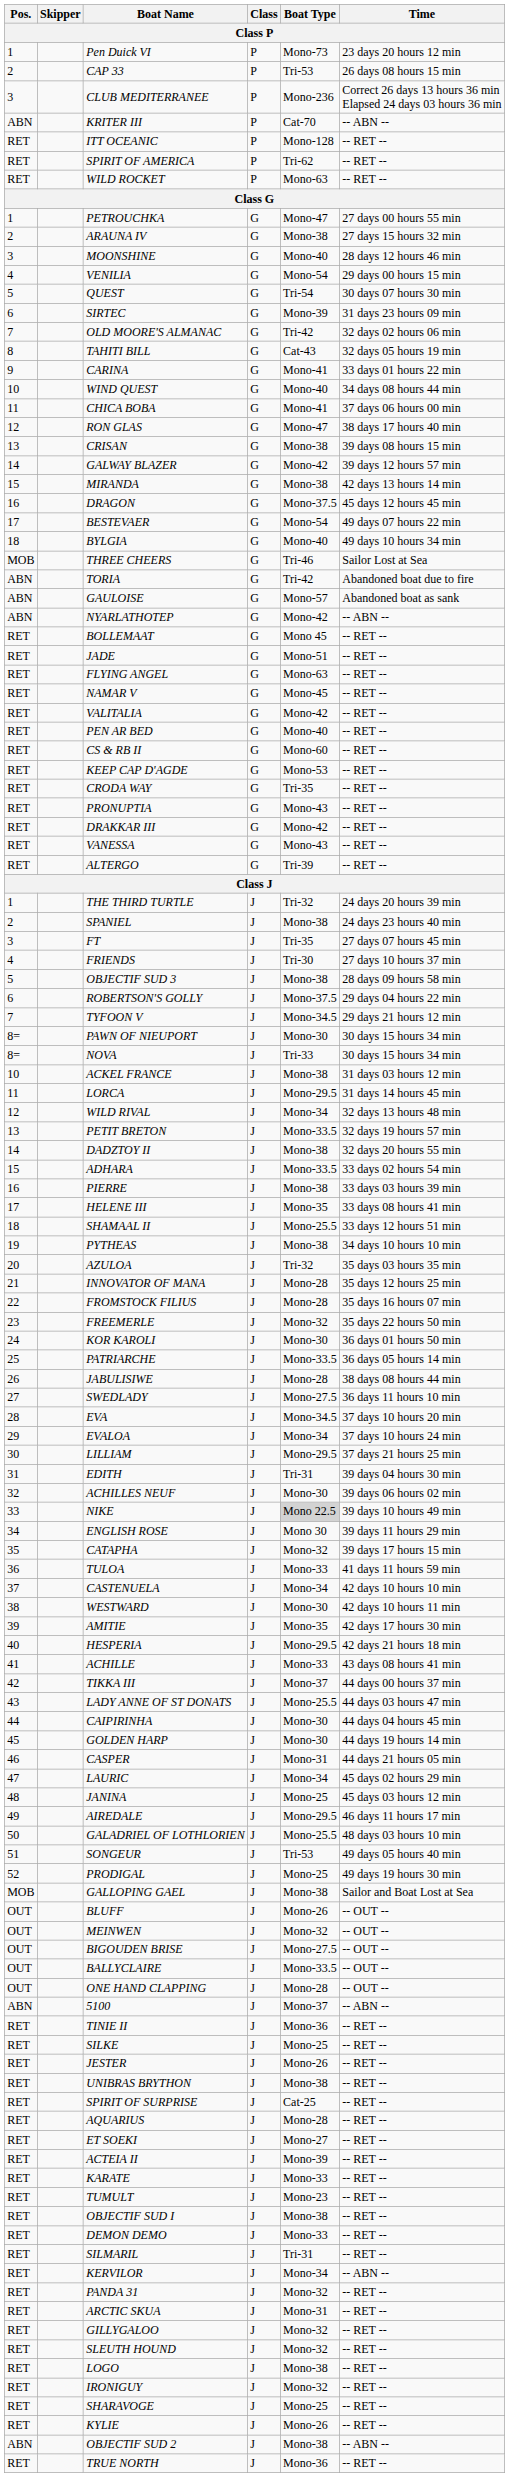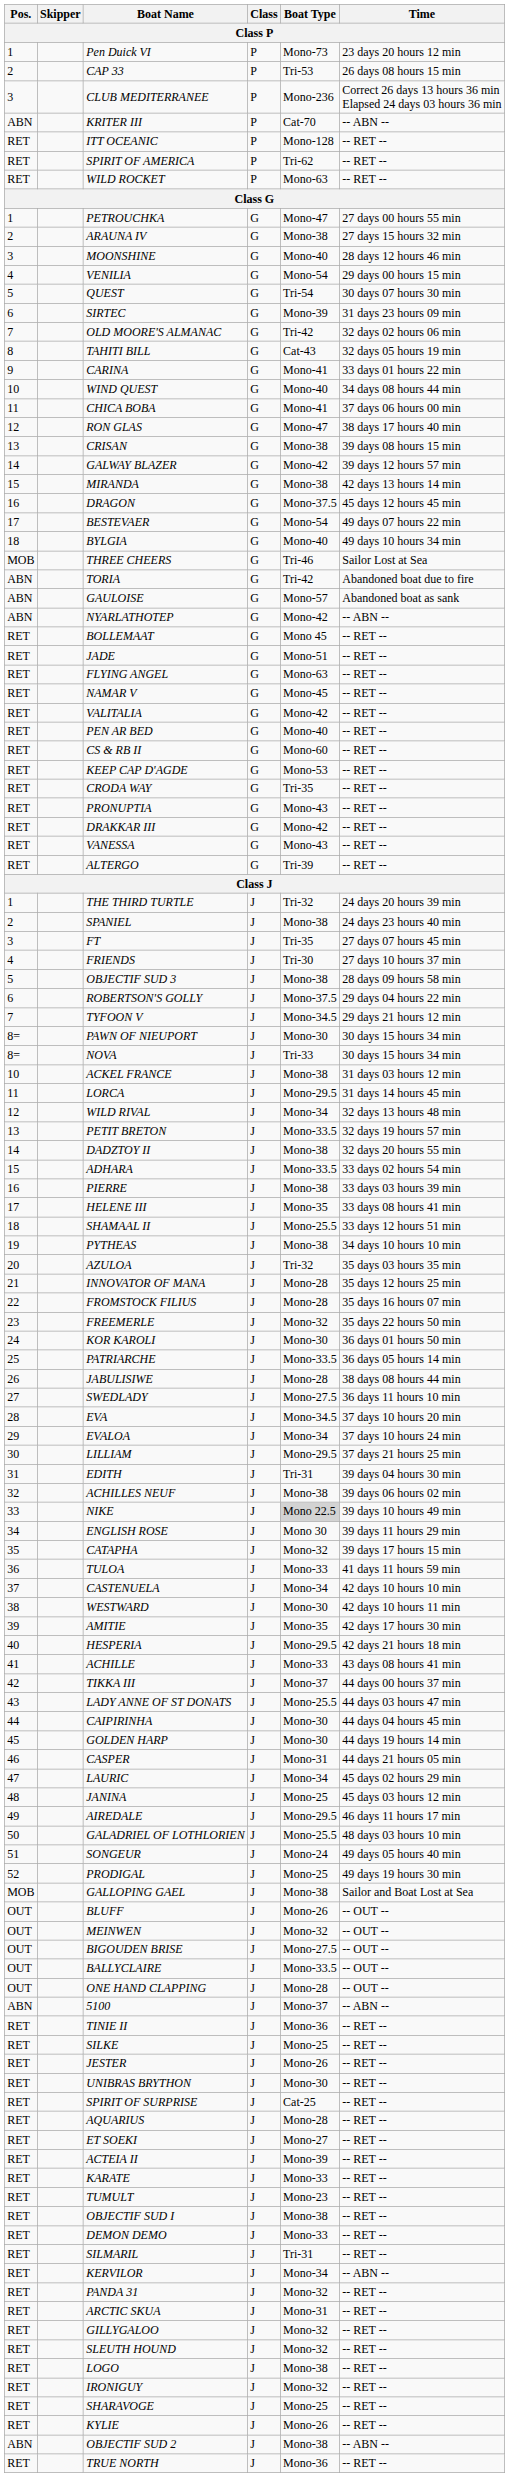(305, 1492) Mono-30 -> (305, 1492) Mono-38
(298, 1854) Tri-53 -> (305, 1854) Mono-24
(305, 2082) Mono-38 -> (305, 2082) Mono-30
